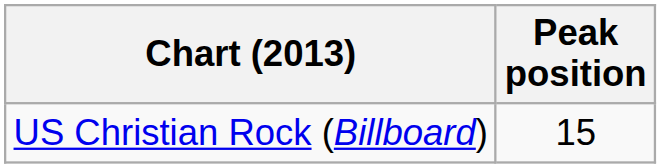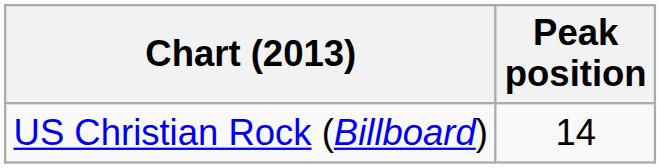(576, 132) 15 -> (576, 132) 14
